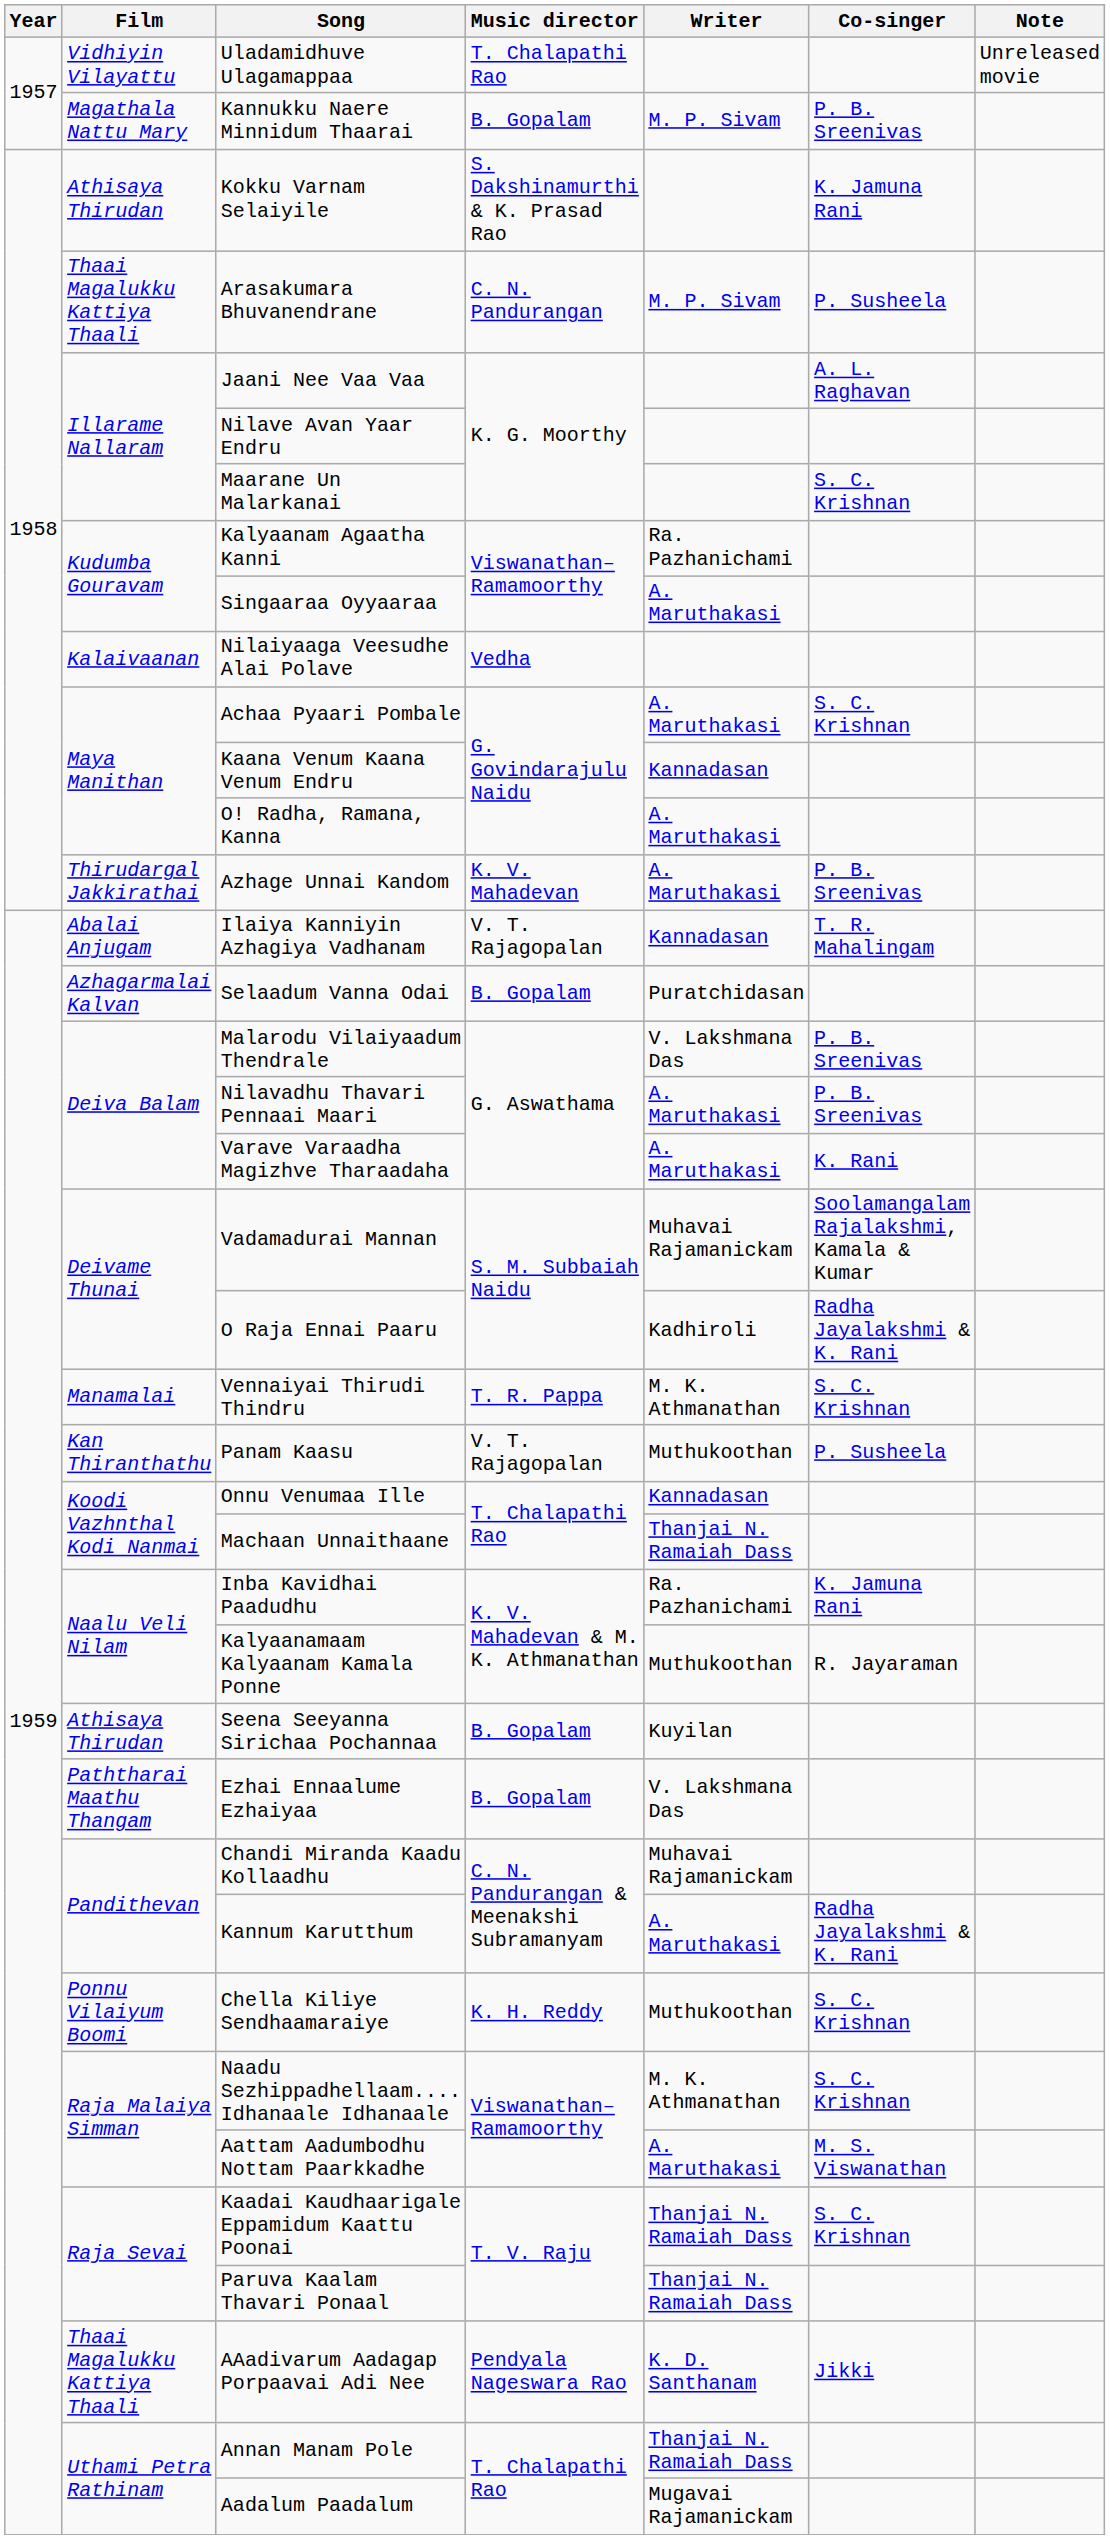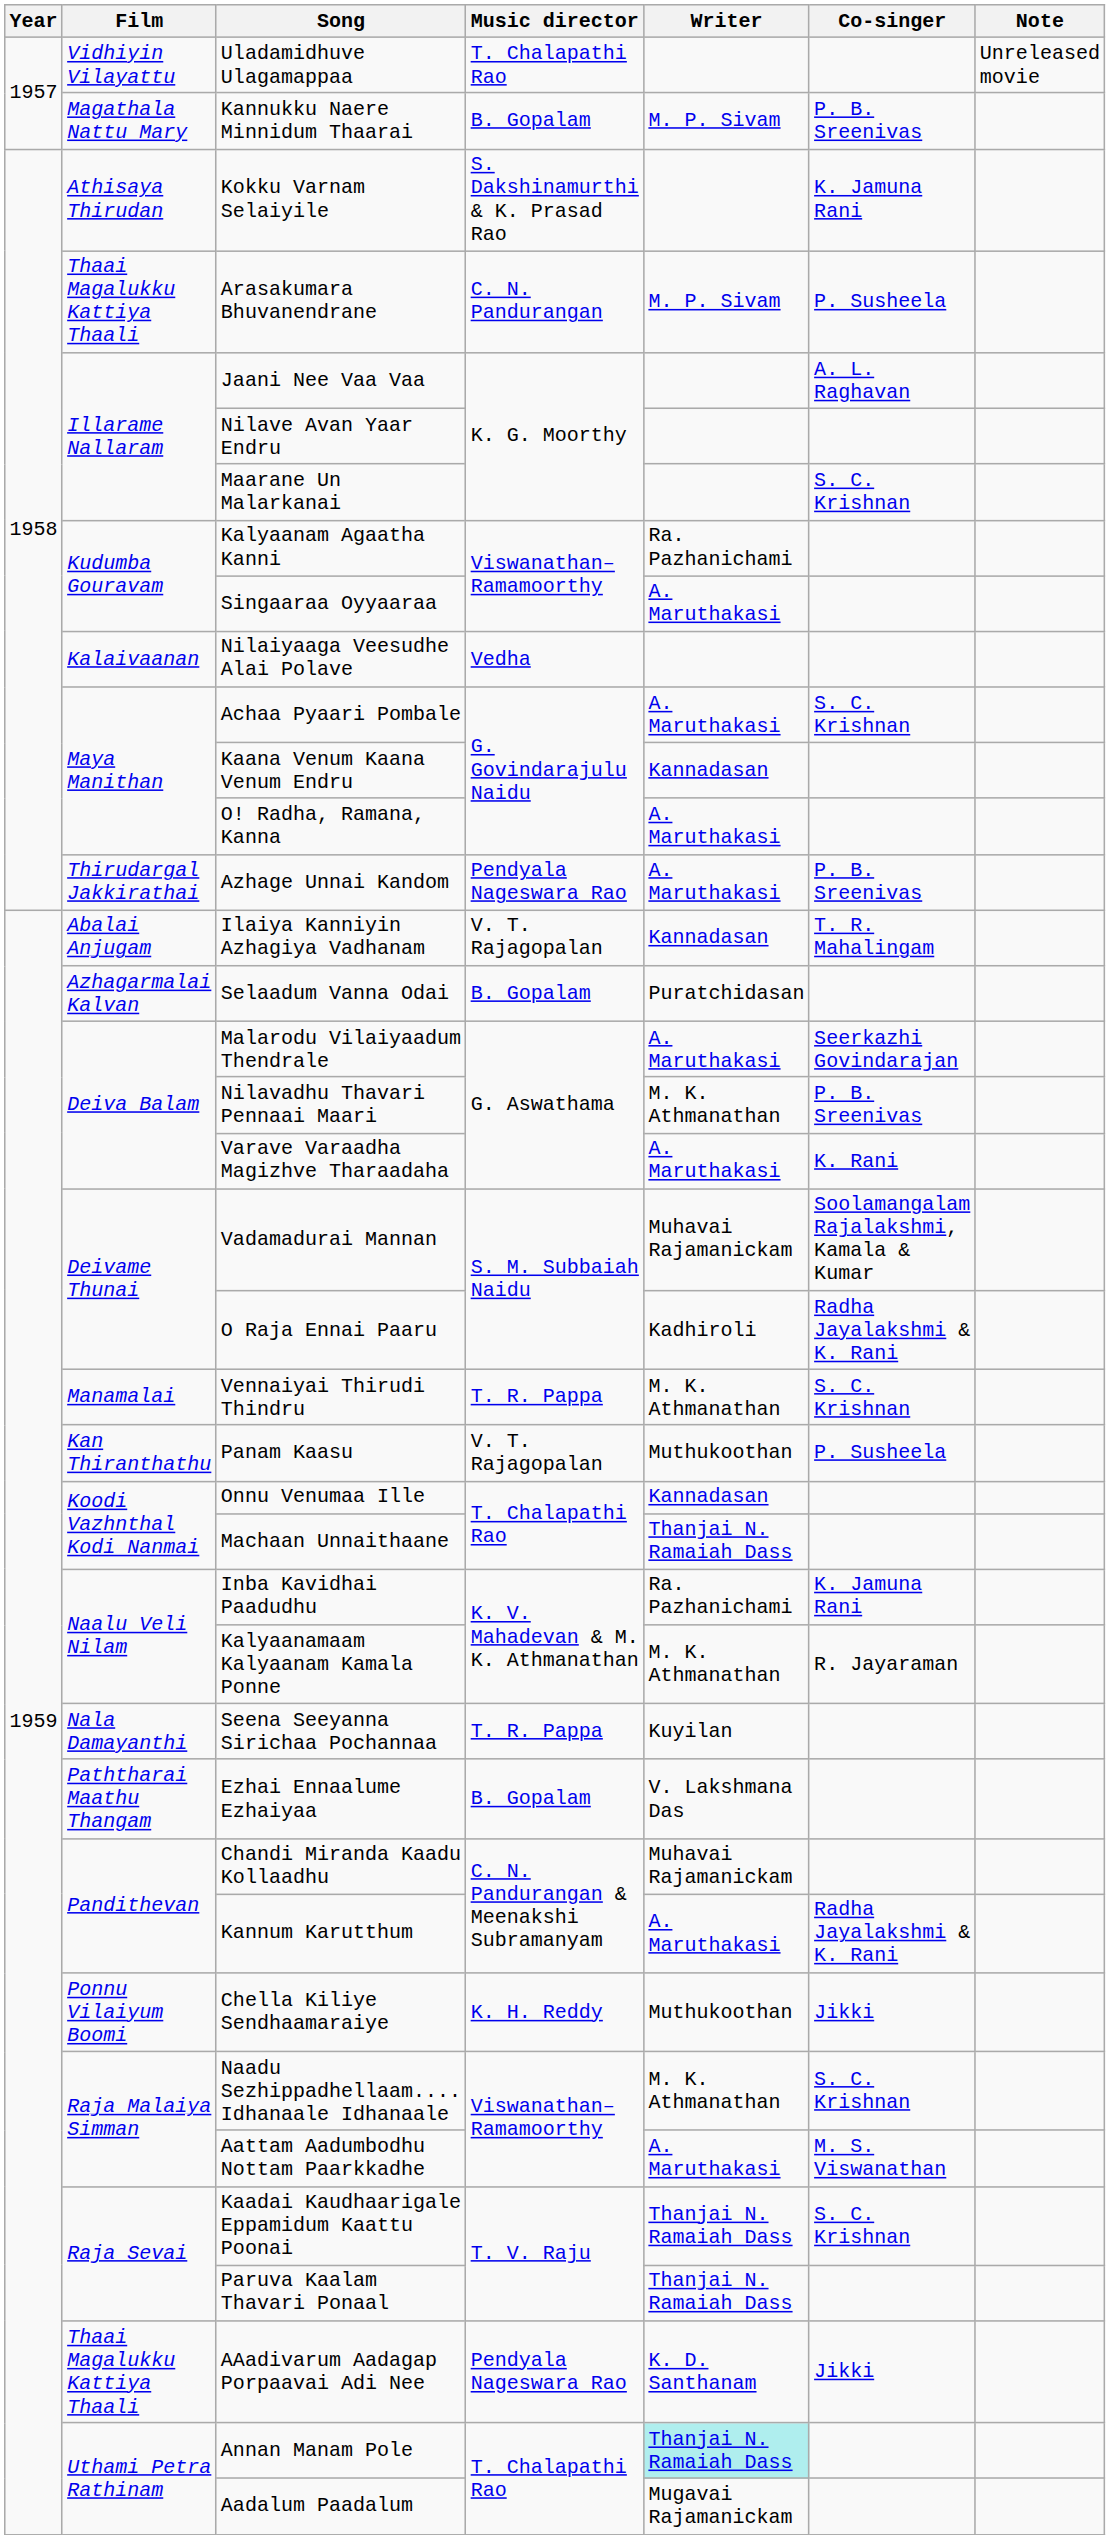(525, 882) K. V. Mahadevan -> (549, 882) Pendyala Nageswara Rao
(720, 1049) V. Lakshmana Das -> (714, 1049) A. Maruthakasi
(868, 1049) P. B. Sreenivas -> (886, 1049) Seerkazhi Govindarajan
(714, 1105) A. Maruthakasi -> (714, 1105) M. K. Athmanathan
(720, 1664) Muthukoothan -> (714, 1664) M. K. Athmanathan
(115, 1732) Athisaya Thirudan -> (127, 1732) Nala Damayanthi
(531, 1732) B. Gopalam -> (537, 1732) T. R. Pappa
(862, 2012) S. C. Krishnan -> (844, 2012) Jikki
(720, 2451) no background -> (720, 2451) paleturquoise background
